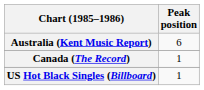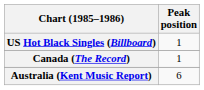rows swapped: (81, 42) <-> (81, 76)
